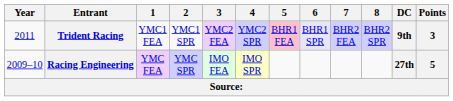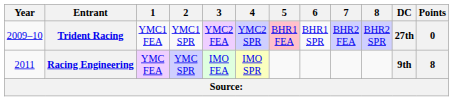(25, 35) 2011 -> (25, 35) 2009–10
(315, 35) lavender background -> (315, 35) no background
(404, 35) 9th -> (404, 35) 27th
(432, 35) 3 -> (432, 35) 0
(25, 64) 2009–10 -> (25, 64) 2011
(404, 64) 27th -> (404, 64) 9th
(432, 64) 5 -> (432, 64) 8
